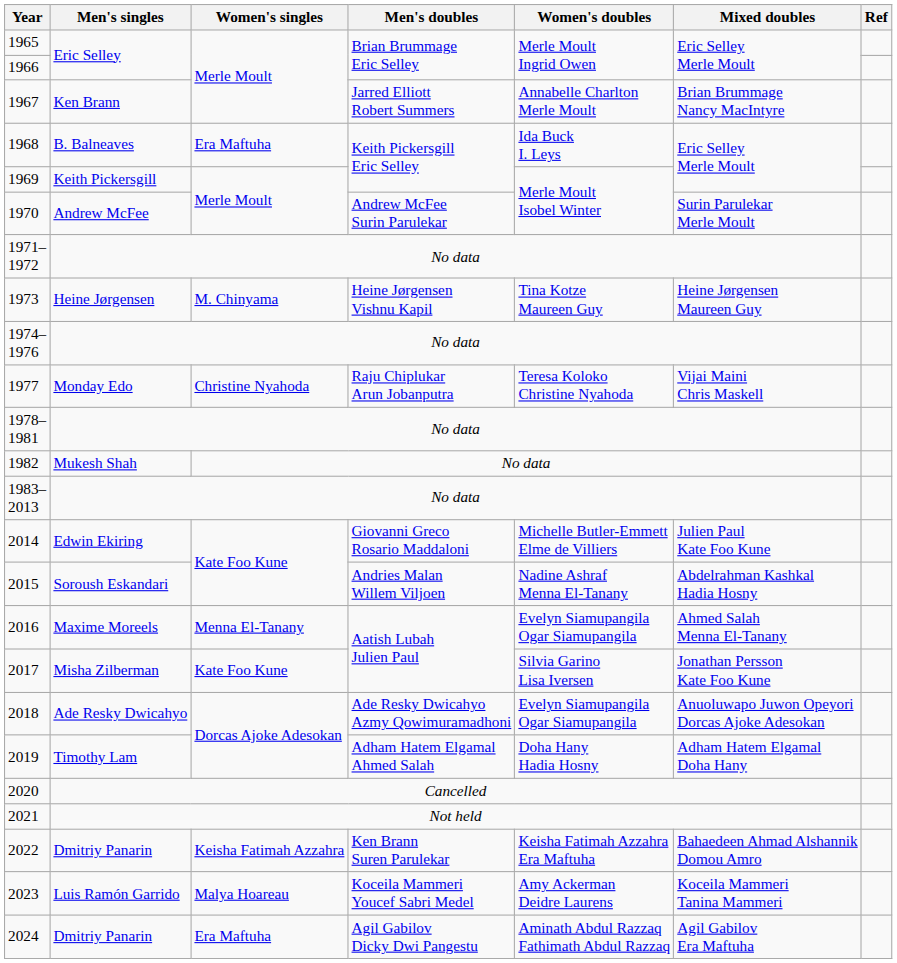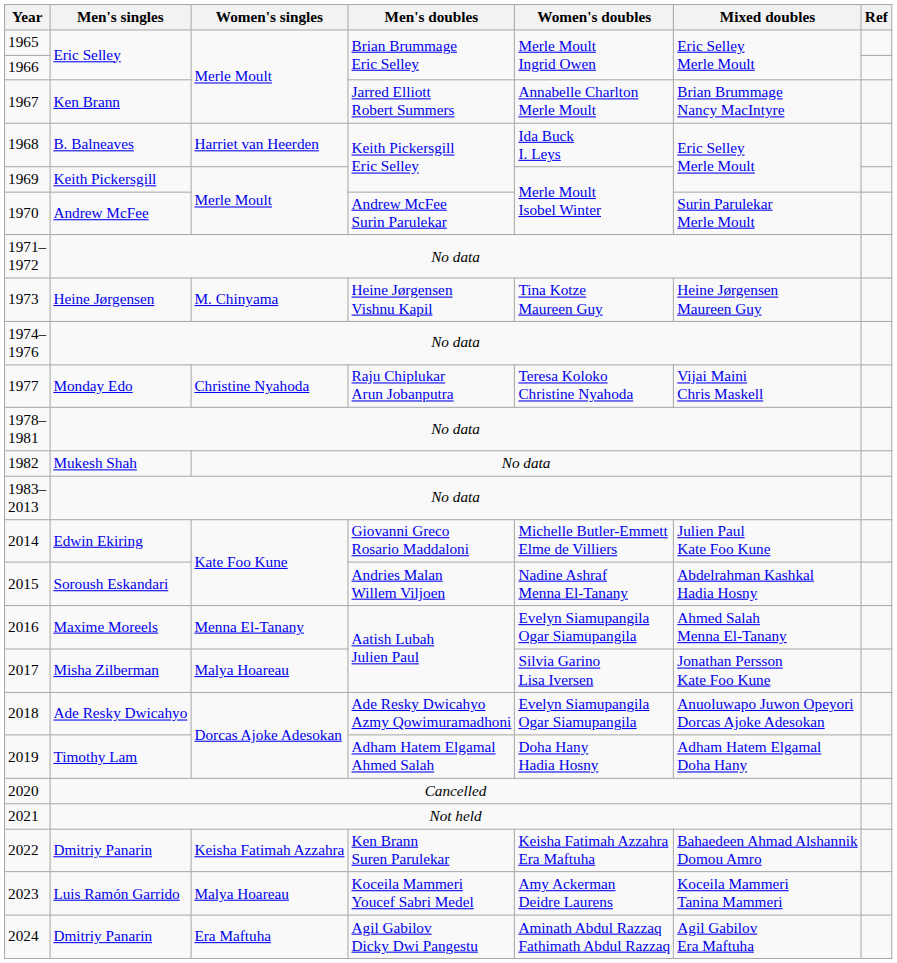(233, 145) Era Maftuha -> (257, 145) Harriet van Heerden
(241, 670) Kate Foo Kune -> (242, 670) Malya Hoareau
